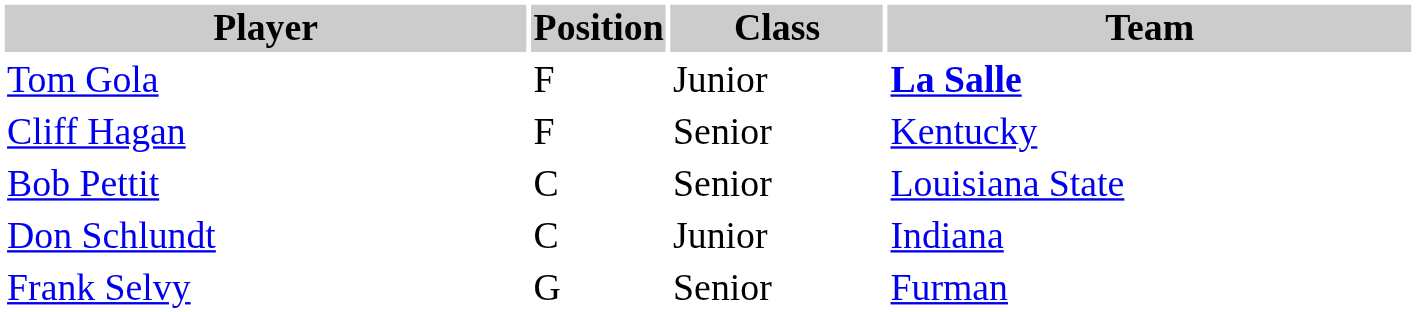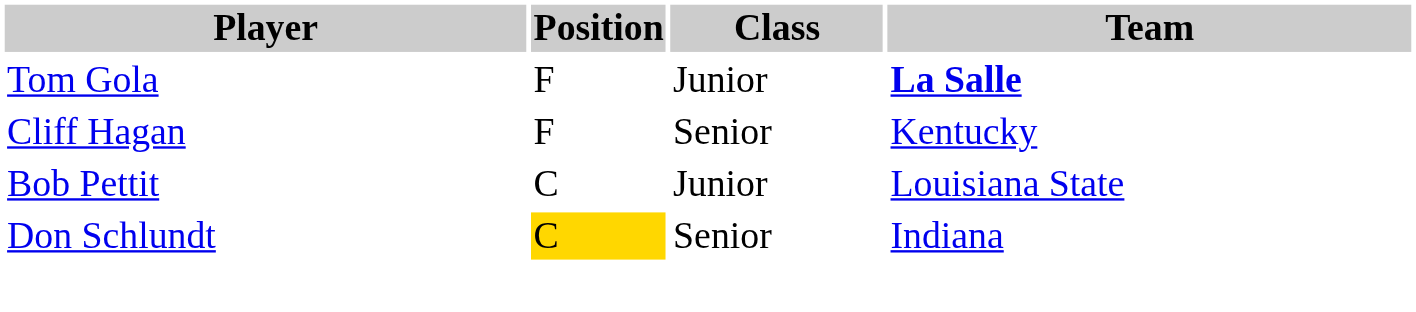(722, 183) Senior -> (720, 183) Junior
(546, 235) no background -> (546, 235) gold background
(720, 235) Junior -> (722, 235) Senior
- row: (99, 287)
